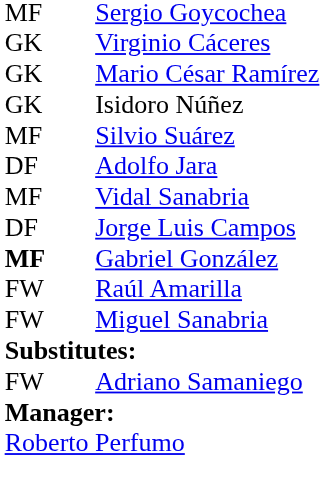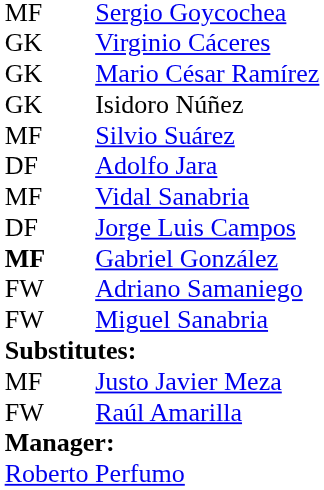rows swapped: (169, 288) <-> (199, 381)
+ row: (188, 381)
